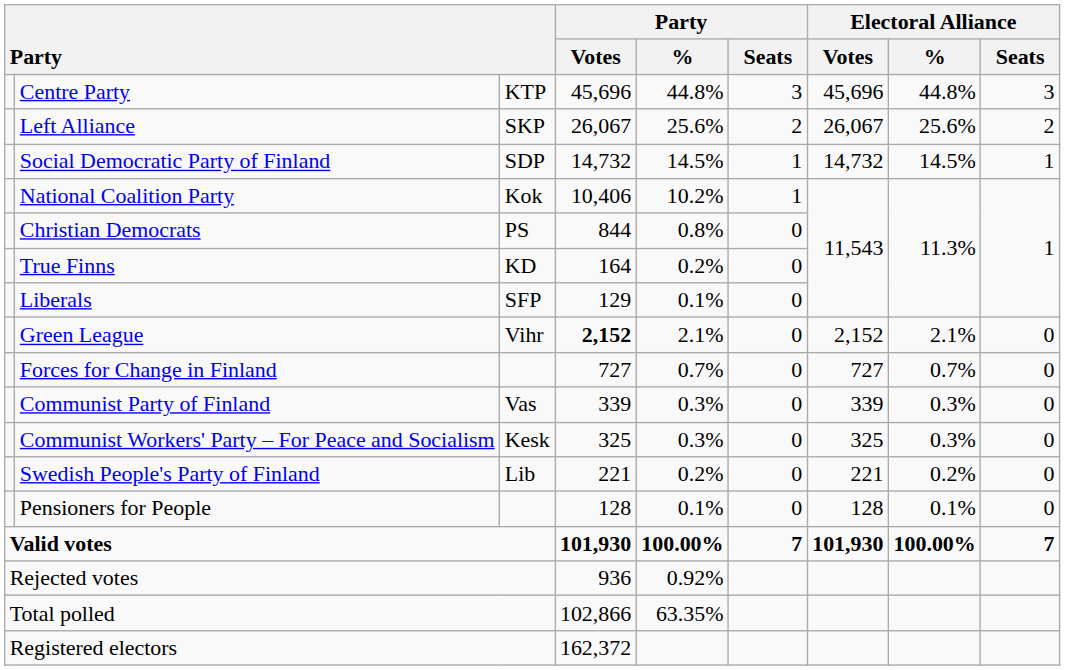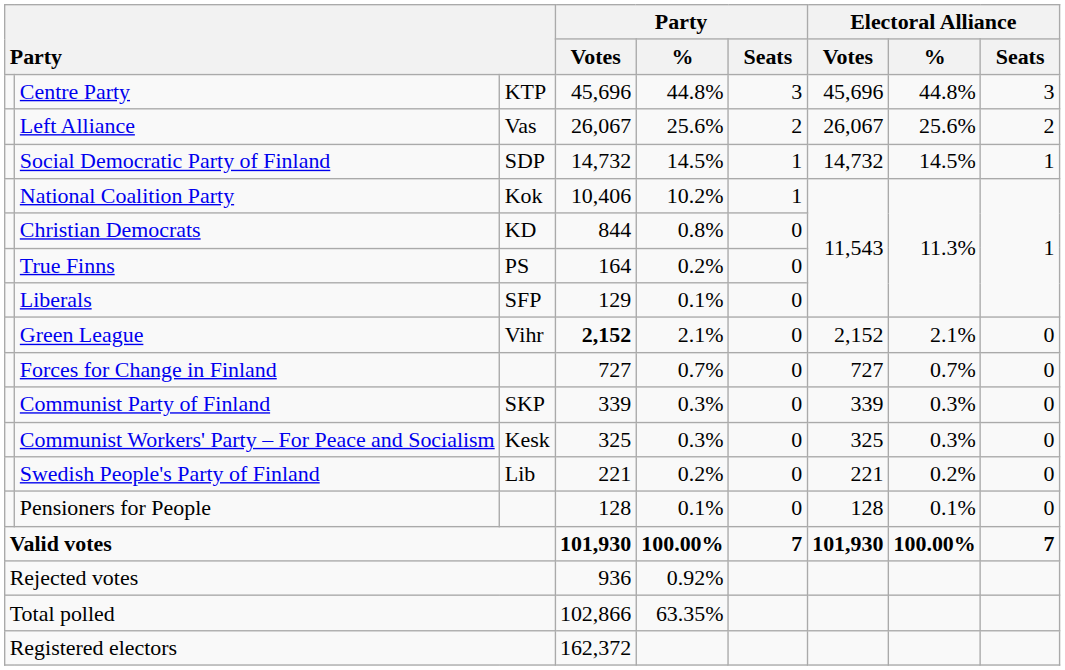(525, 126) SKP -> (521, 126) Vas
(517, 230) PS -> (521, 230) KD
(521, 265) KD -> (517, 265) PS
(521, 404) Vas -> (525, 404) SKP
